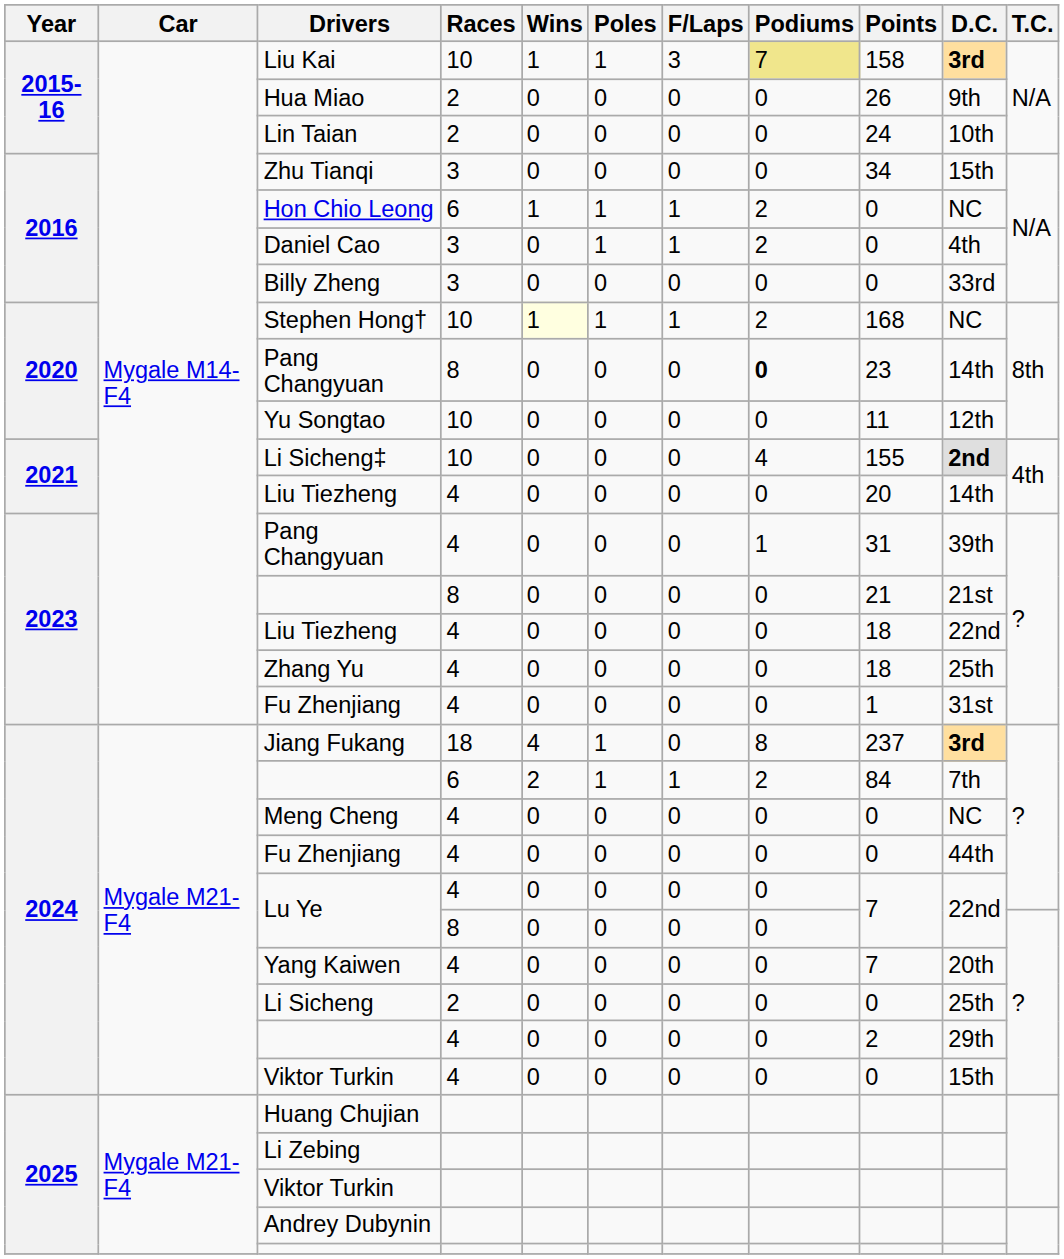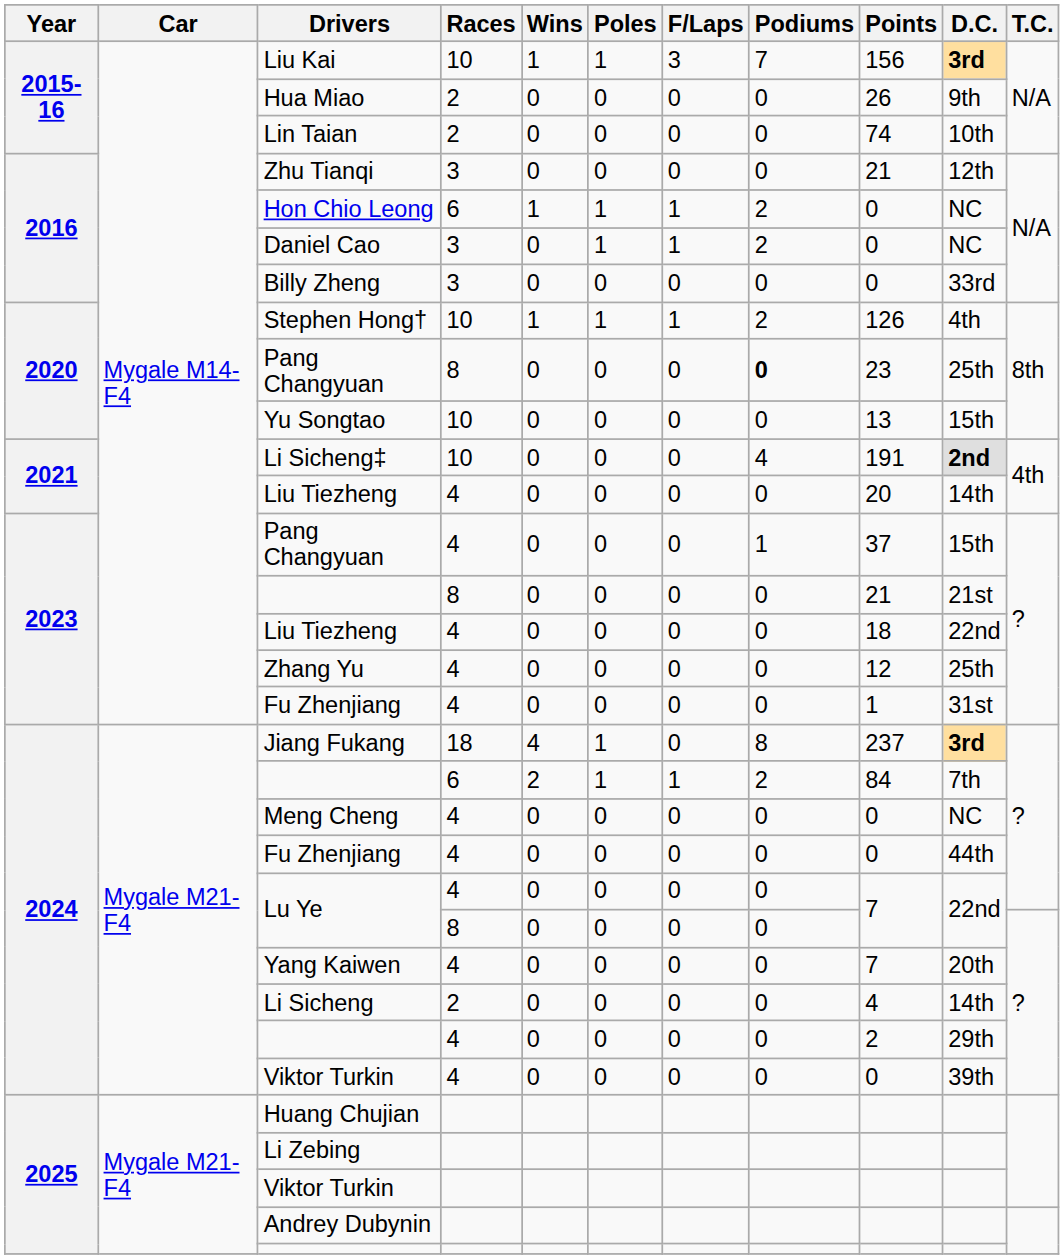(761, 60) khaki background -> (761, 60) no background
(885, 60) 158 -> (885, 60) 156
(878, 134) 24 -> (878, 134) 74
(878, 171) 34 -> (878, 171) 21
(971, 171) 15th -> (971, 171) 12th
(965, 246) 4th -> (965, 246) NC
(533, 320) lightyellow background -> (533, 320) no background
(885, 320) 168 -> (885, 320) 126
(965, 320) NC -> (965, 320) 4th
(971, 370) 14th -> (971, 370) 25th
(877, 420) 11 -> (878, 420) 13
(971, 420) 12th -> (971, 420) 15th
(885, 457) 155 -> (885, 457) 191
(878, 544) 31 -> (878, 544) 37
(971, 544) 39th -> (971, 544) 15th
(878, 668) 18 -> (878, 668) 12
(872, 1002) 0 -> (872, 1002) 4
(971, 1002) 25th -> (971, 1002) 14th
(971, 1076) 15th -> (971, 1076) 39th
